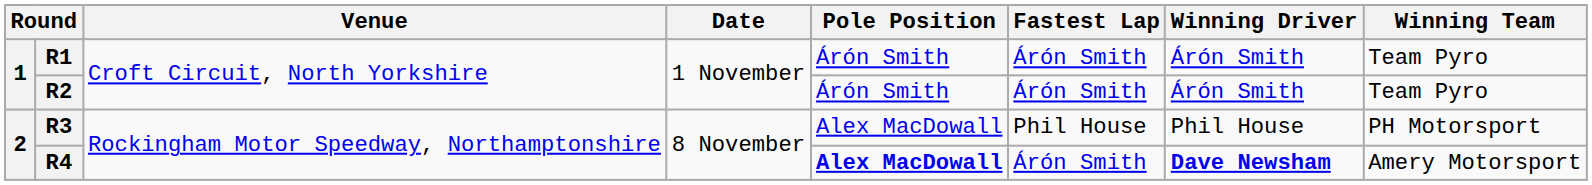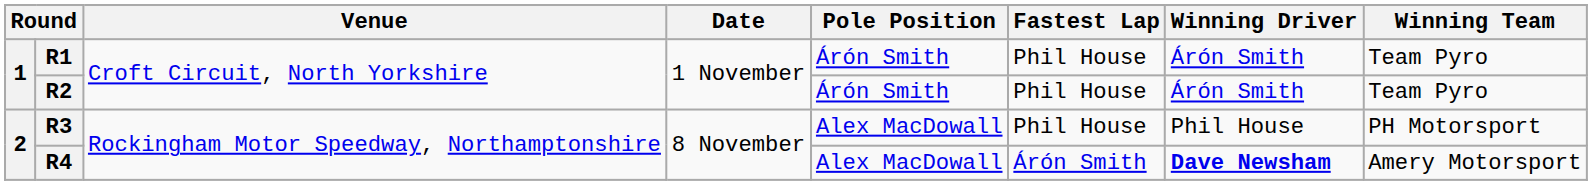(1080, 58) Árón Smith -> (1080, 58) Phil House
(1080, 93) Árón Smith -> (1080, 93) Phil House
(909, 162) bold -> (909, 162) normal
